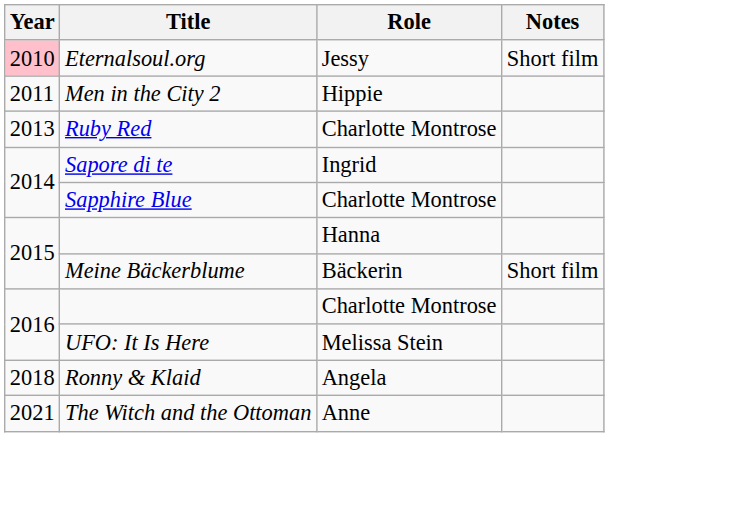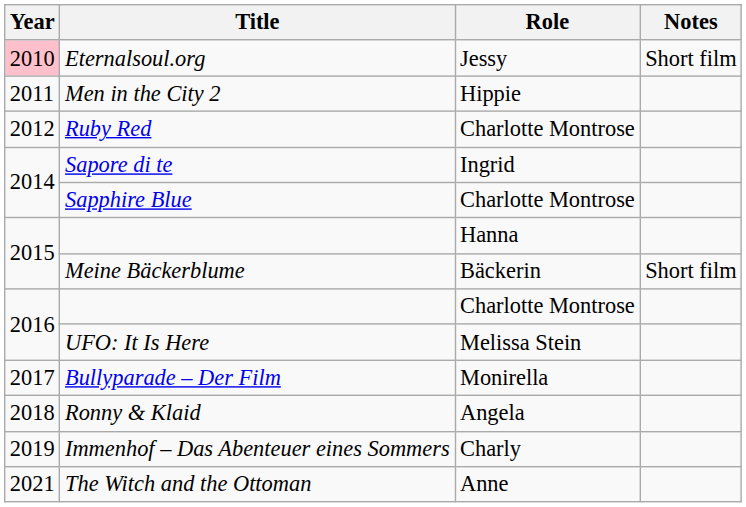(32, 128) 2013 -> (32, 128) 2012
+ row: (173, 377)
+ row: (257, 448)
